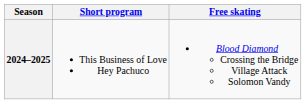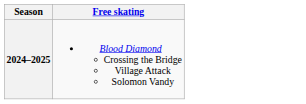- column: (111, 12)
